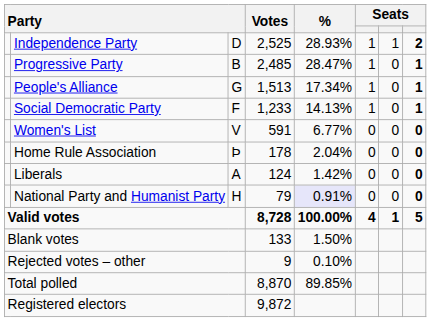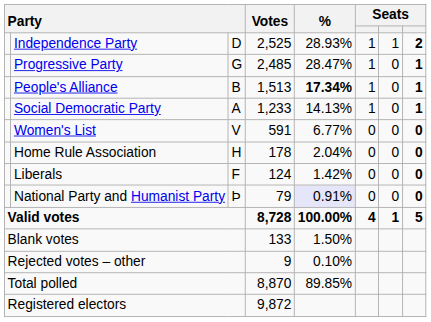(236, 65) B -> (237, 65) G
(237, 87) G -> (236, 87) B
(329, 87) normal -> (329, 87) bold
(236, 109) F -> (236, 109) A
(236, 152) Þ -> (236, 152) H
(236, 174) A -> (236, 174) F
(236, 196) H -> (236, 196) Þ
